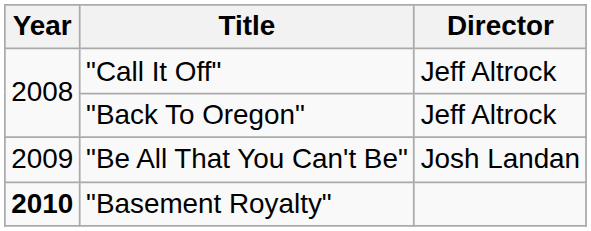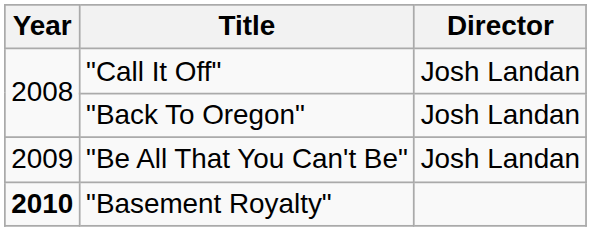(488, 70) Jeff Altrock -> (500, 70) Josh Landan
(488, 114) Jeff Altrock -> (500, 114) Josh Landan
